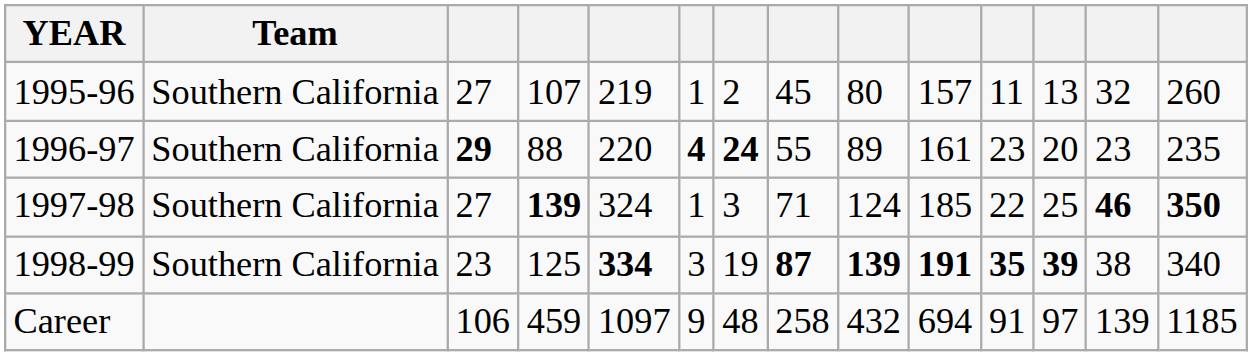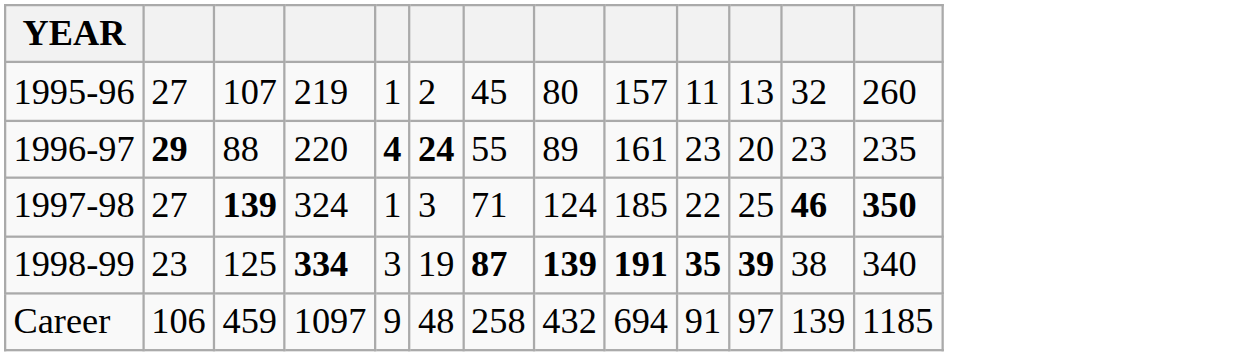- column: (295, 33)
